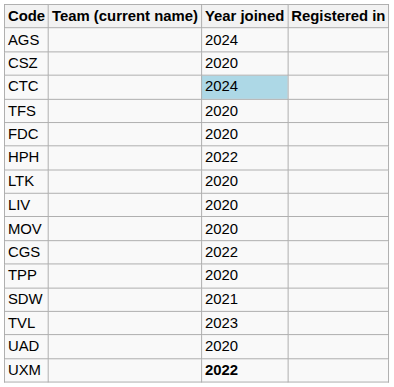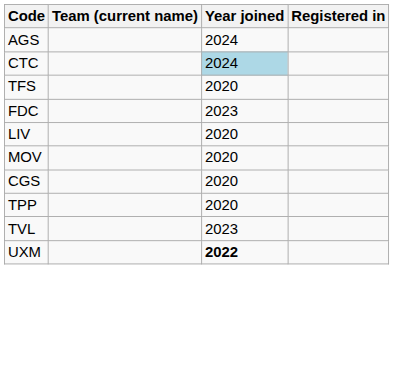- row: (23, 63)
(221, 134) 2020 -> (221, 110) 2023
- row: (24, 157)
- row: (21, 181)
(221, 252) 2022 -> (221, 181) 2020
- row: (25, 299)
- row: (24, 346)
